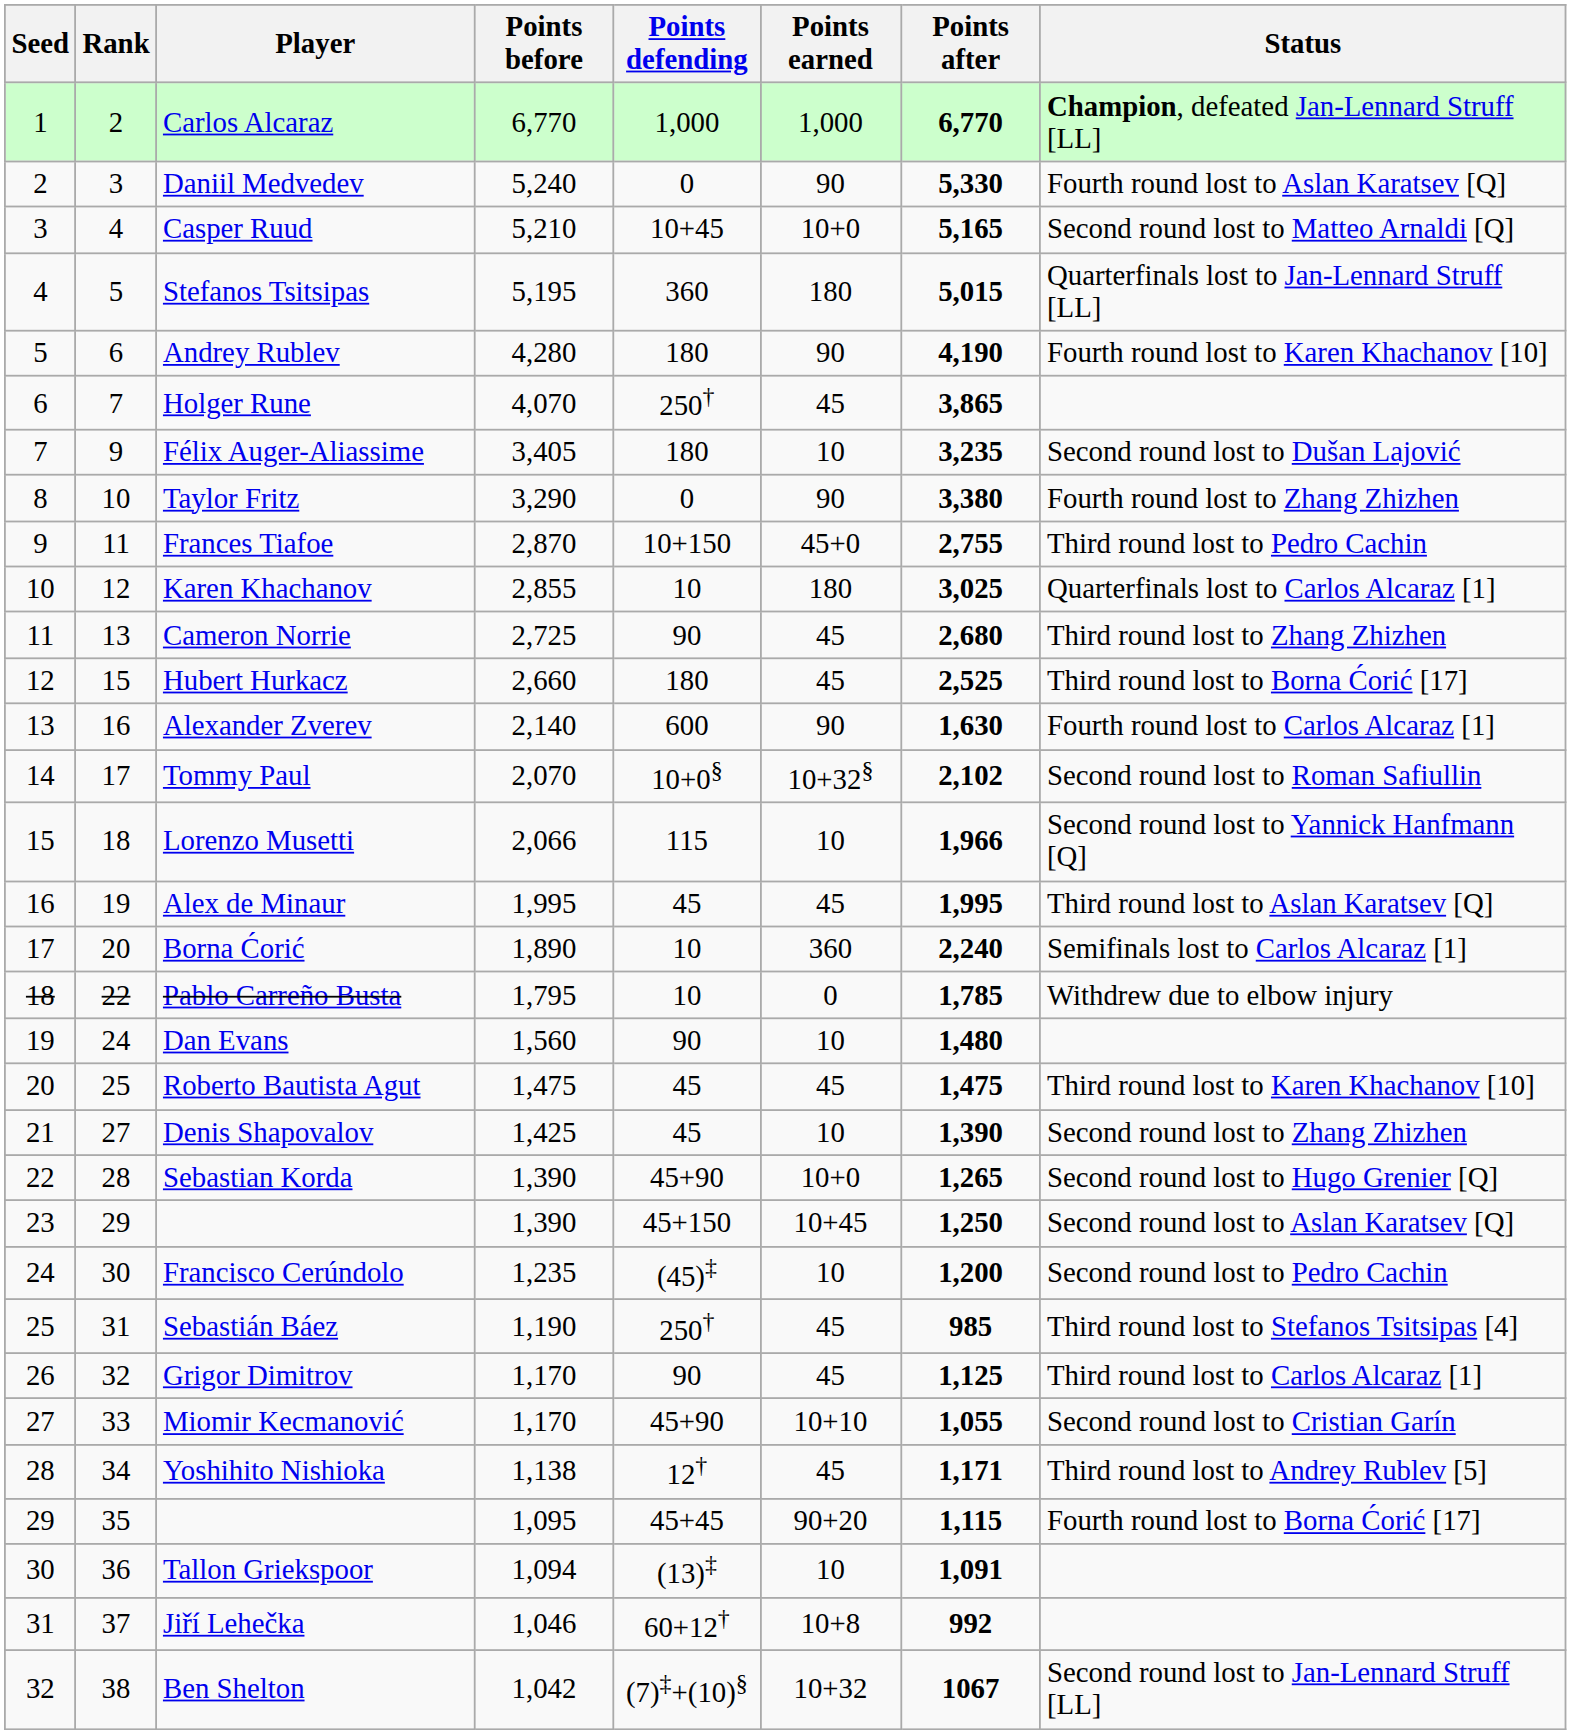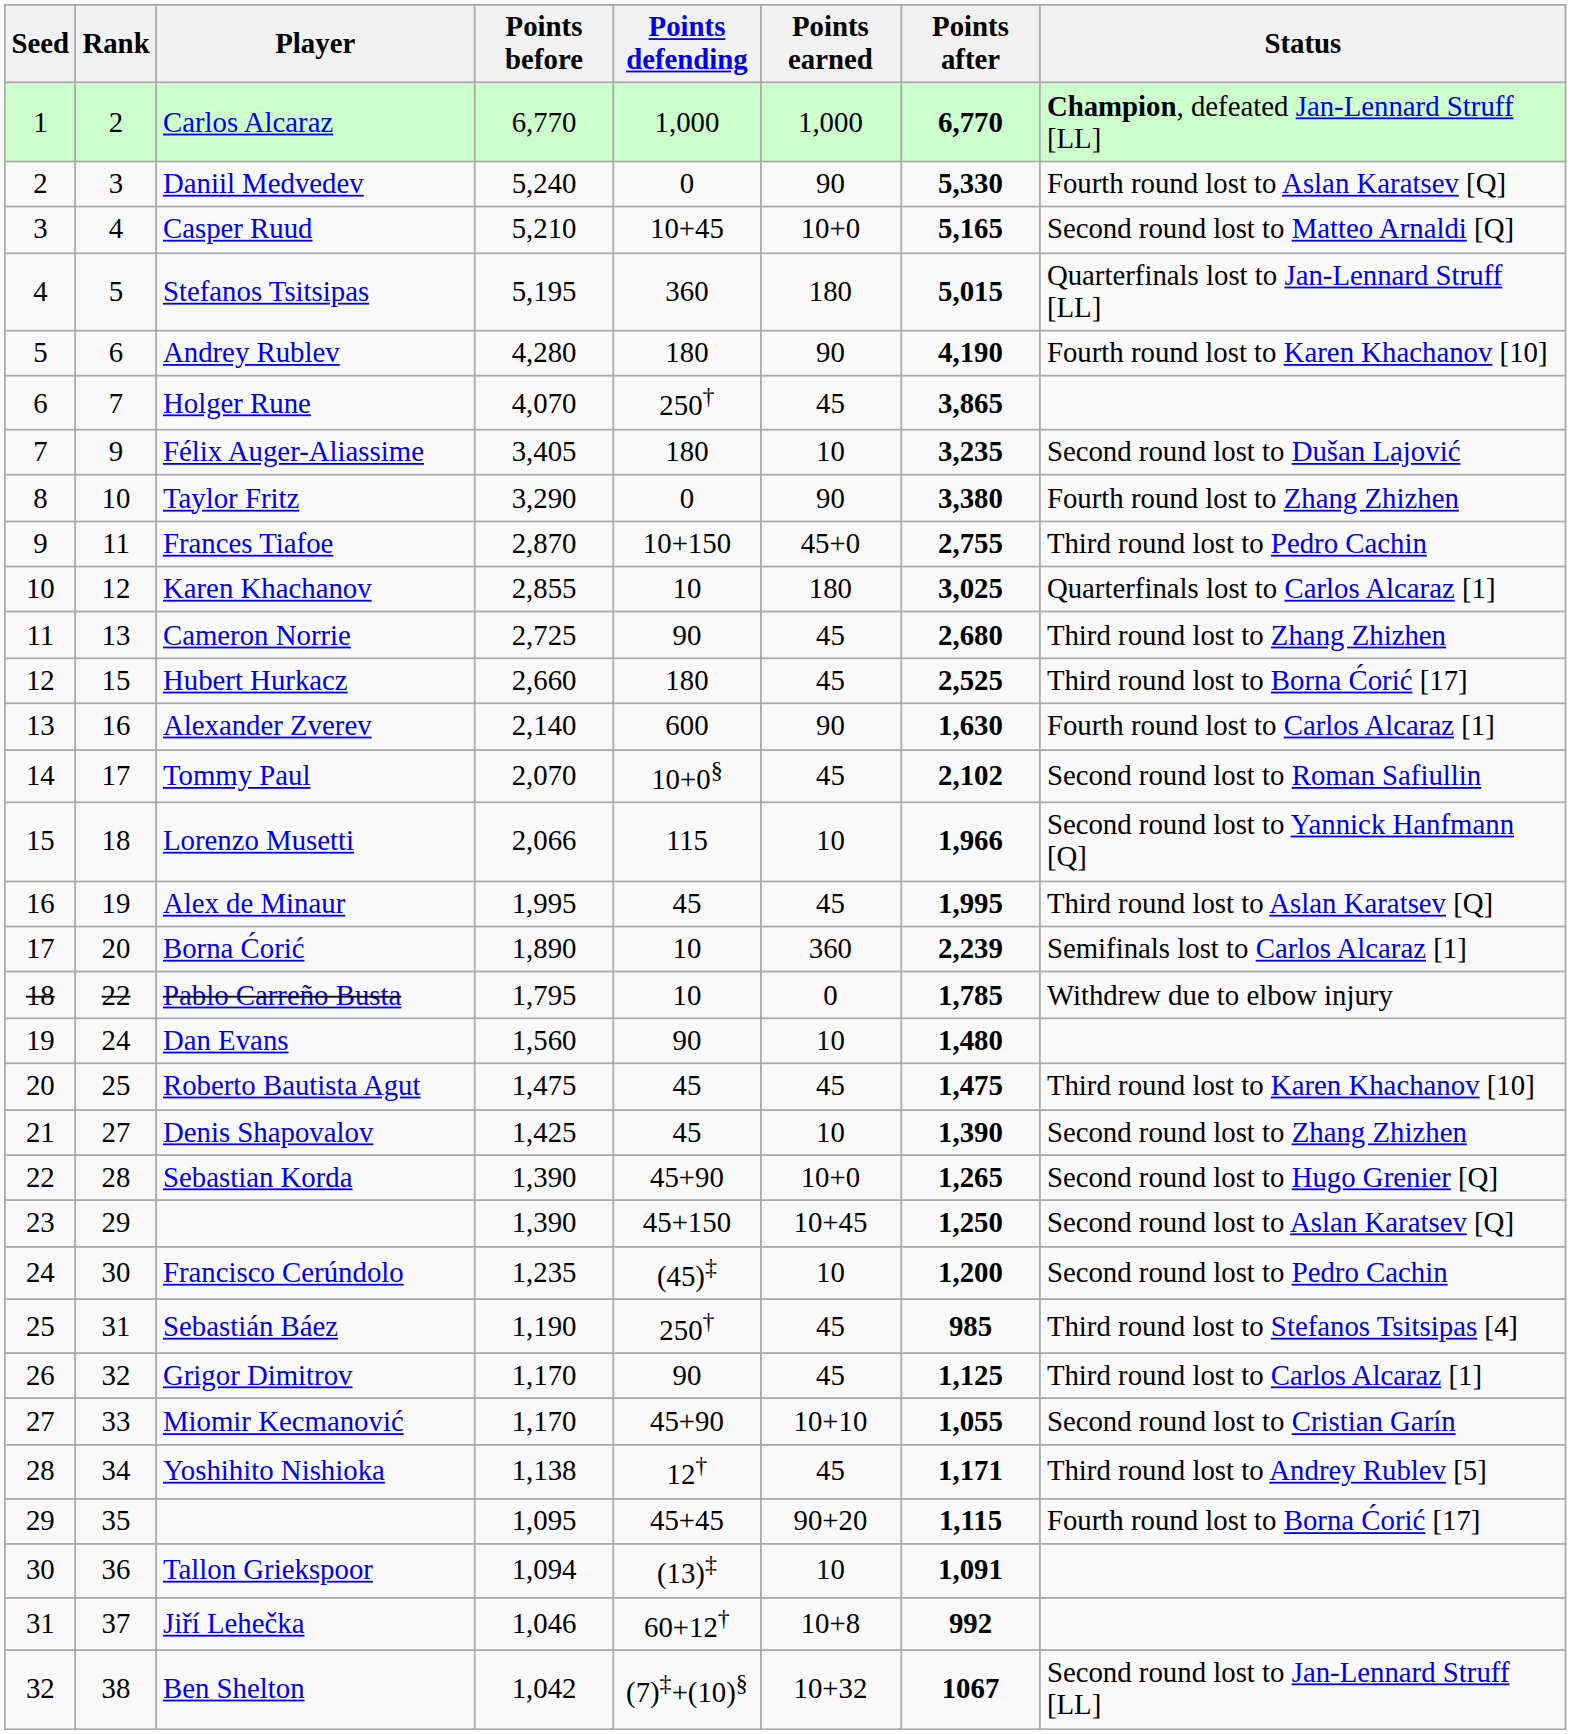(830, 775) 10+32§ -> (830, 775) 45
(971, 948) 2,240 -> (970, 948) 2,239
